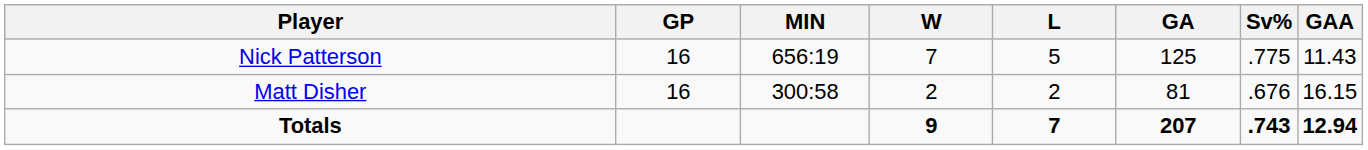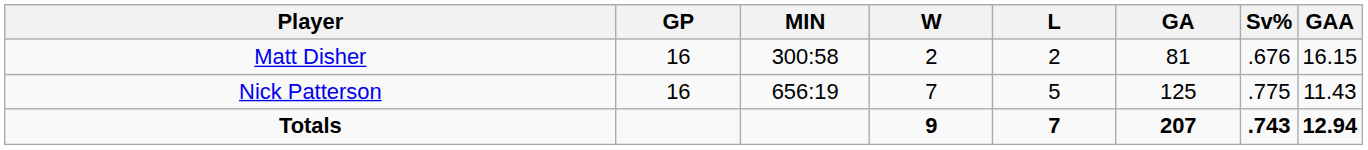rows swapped: (310, 56) <-> (310, 91)
